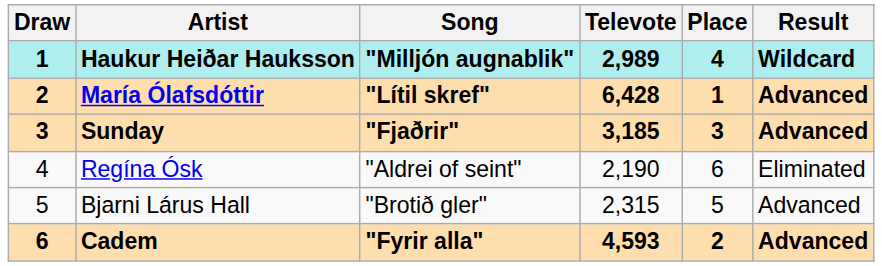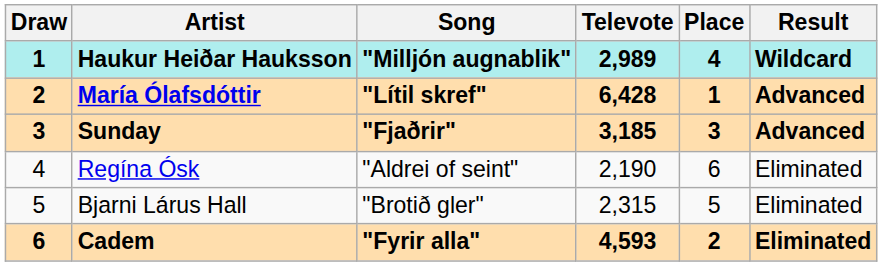(809, 205) Advanced -> (809, 205) Eliminated
(813, 242) Advanced -> (813, 242) Eliminated
